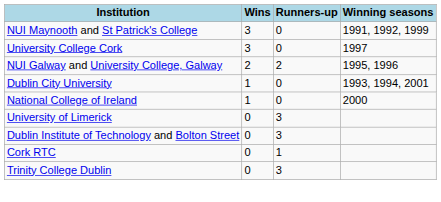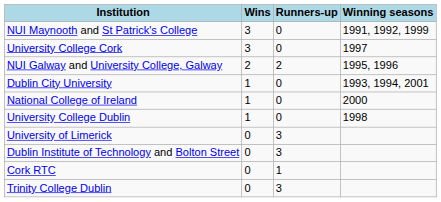+ row: (69, 118)
